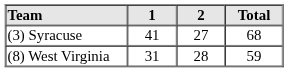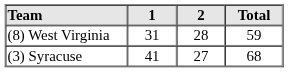rows swapped: (58, 56) <-> (45, 35)
